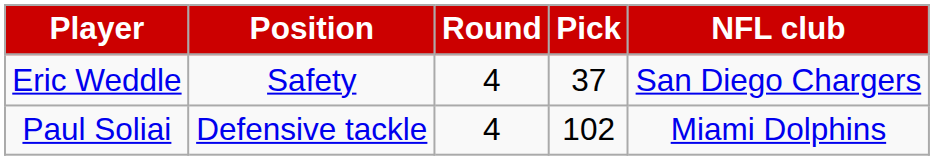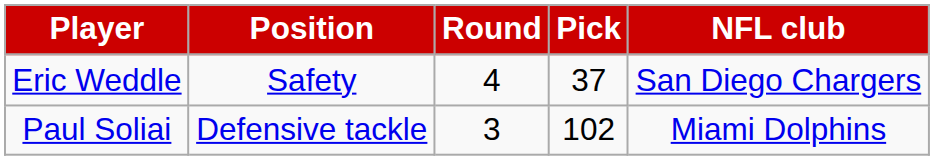(492, 129) 4 -> (492, 129) 3
